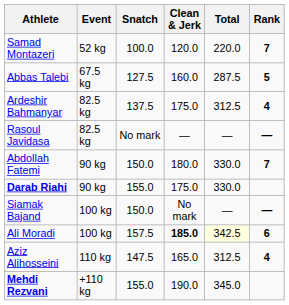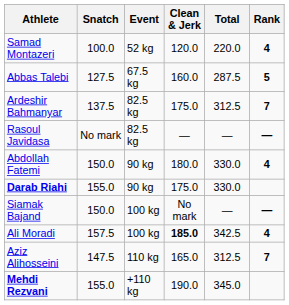columns swapped: (96, 19) <-> (140, 19)
(267, 48) 7 -> (267, 48) 4
(267, 106) 4 -> (267, 106) 7
(267, 165) 7 -> (267, 165) 4
(227, 234) lightyellow background -> (227, 234) no background
(267, 234) 6 -> (267, 234) 4
(267, 257) 4 -> (267, 257) 7
